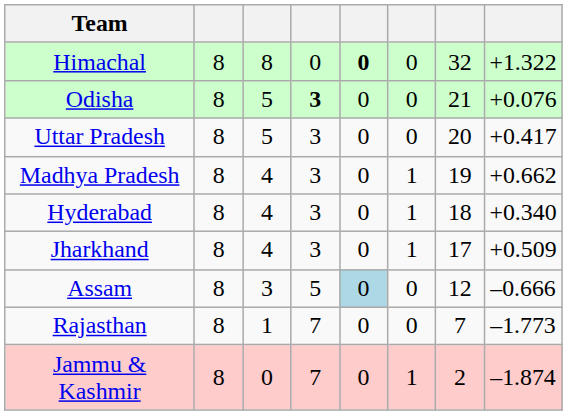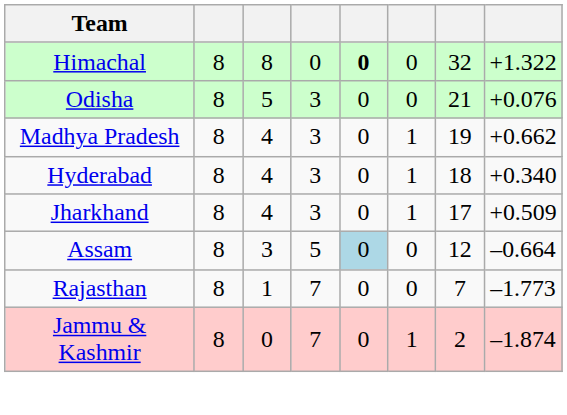(315, 99) bold -> (315, 99) normal
- row: (100, 136)
(523, 288) –0.666 -> (523, 250) –0.664
